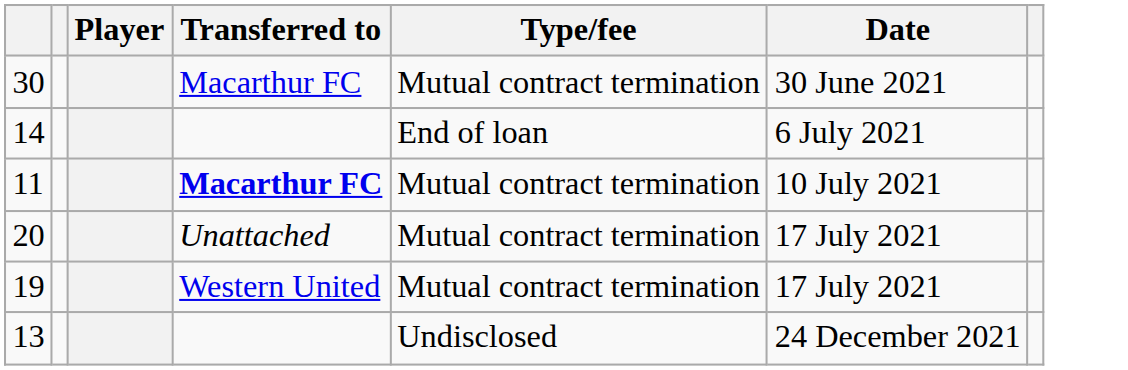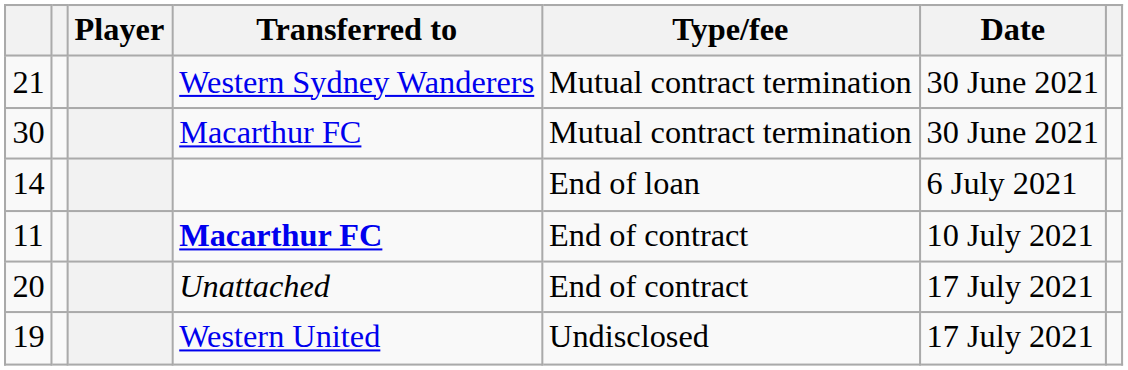+ row: (29, 81)
(579, 183) Mutual contract termination -> (649, 235) End of contract
(579, 235) Mutual contract termination -> (649, 286) End of contract
(579, 286) Mutual contract termination -> (629, 337) Undisclosed
- row: (29, 337)
